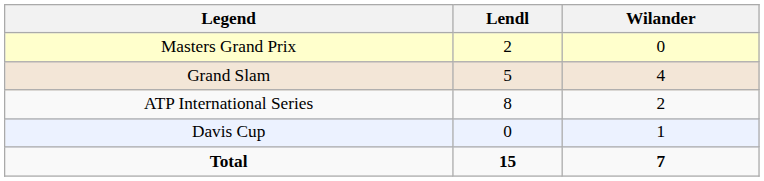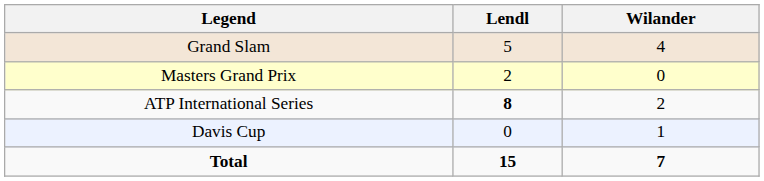rows swapped: (229, 75) <-> (229, 46)
(508, 103) normal -> (508, 103) bold
